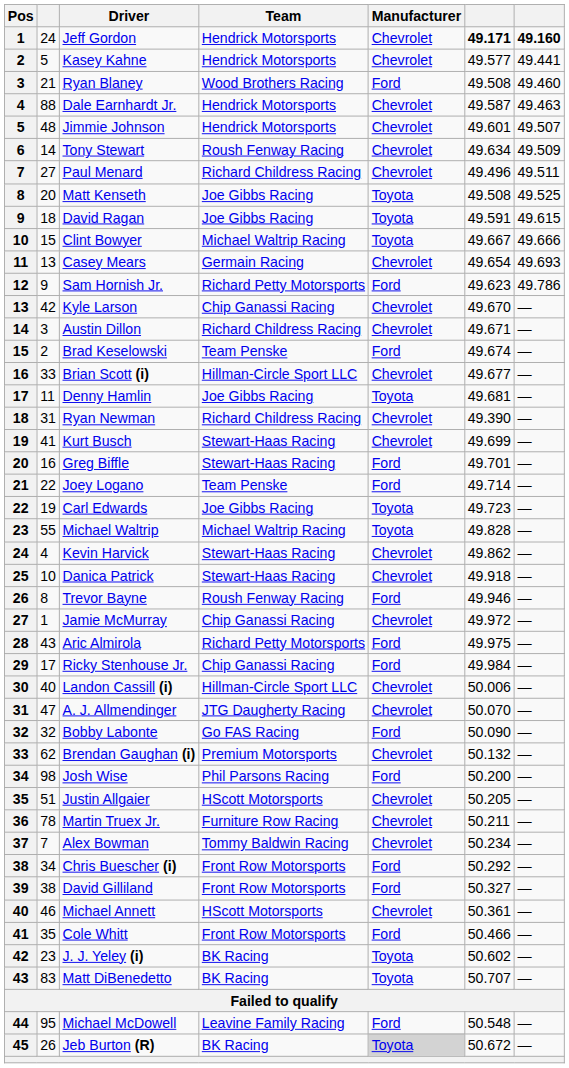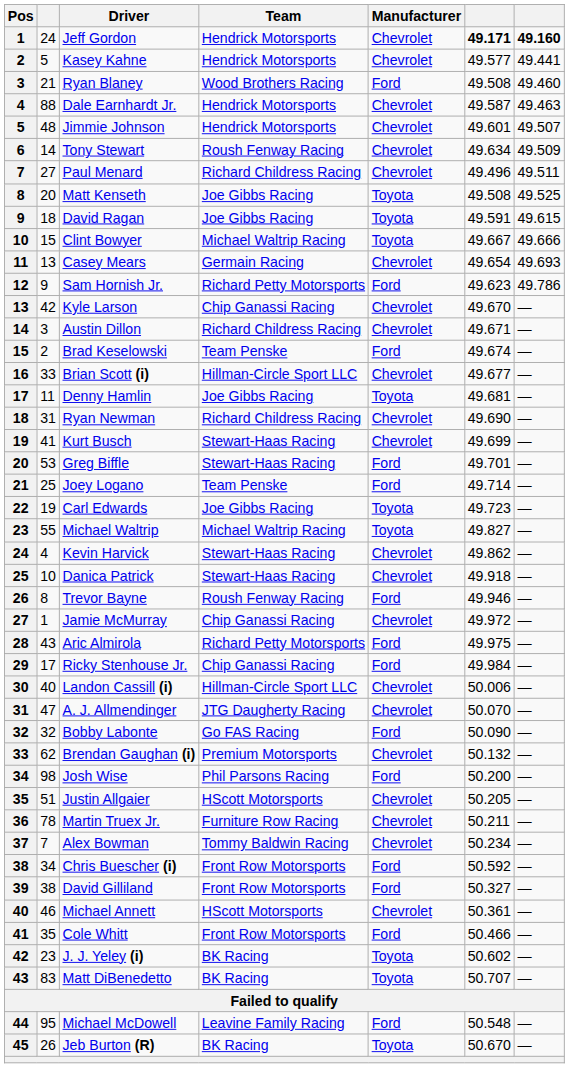(489, 419) 49.390 -> (489, 419) 49.690
(48, 463) 16 -> (48, 463) 53
(48, 486) 22 -> (48, 486) 25
(489, 531) 49.828 -> (489, 531) 49.827
(489, 866) 50.292 -> (489, 866) 50.592
(392, 1045) lightgrey background -> (392, 1045) no background
(489, 1045) 50.672 -> (489, 1045) 50.670
